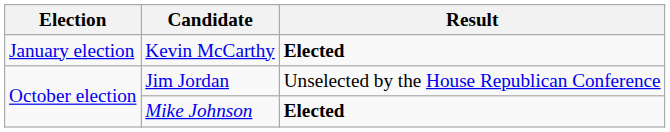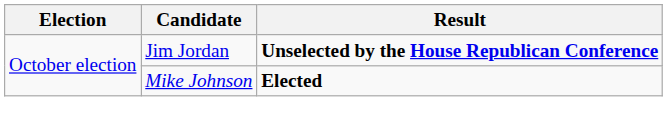- row: (210, 50)
(472, 80) normal -> (460, 50) bold
